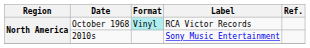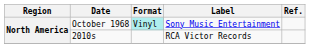(208, 24) RCA Victor Records -> (223, 24) Sony Music Entertainment
(223, 37) Sony Music Entertainment -> (208, 37) RCA Victor Records
